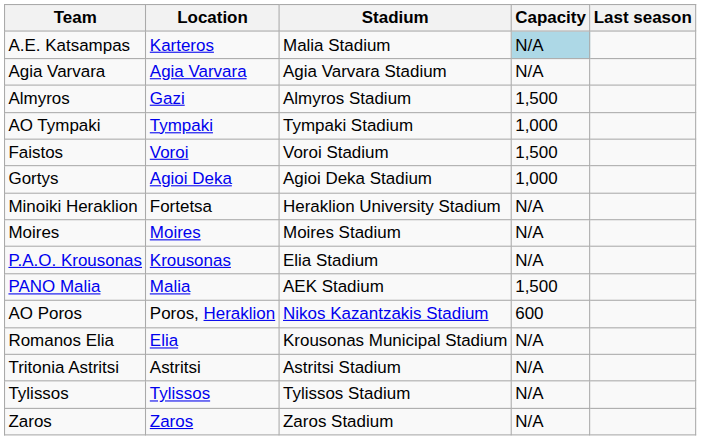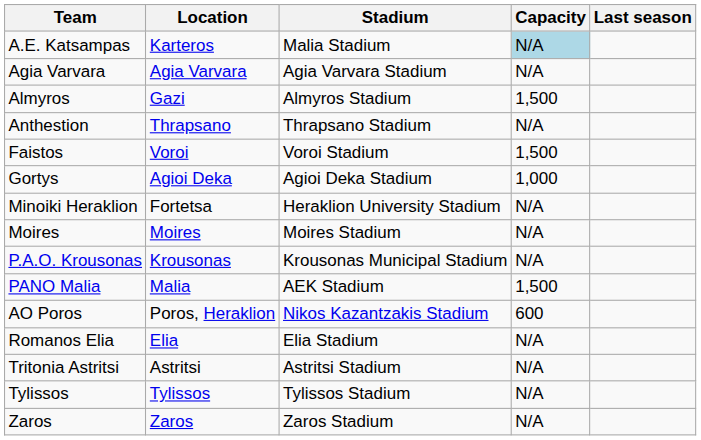- row: (54, 125)
+ row: (49, 125)
(331, 260) Elia Stadium -> (395, 260) Krousonas Municipal Stadium
(395, 340) Krousonas Municipal Stadium -> (331, 340) Elia Stadium
